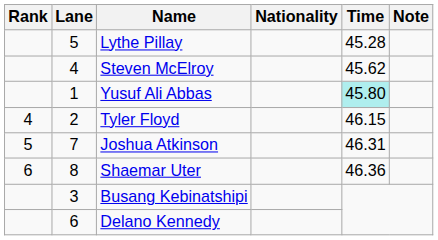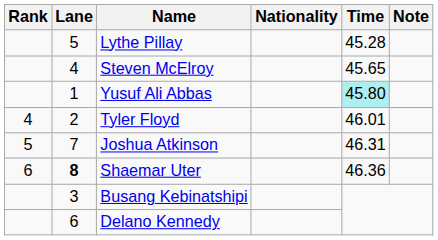(365, 68) 45.62 -> (365, 68) 45.65
(365, 119) 46.15 -> (365, 119) 46.01
(74, 171) normal -> (74, 171) bold
